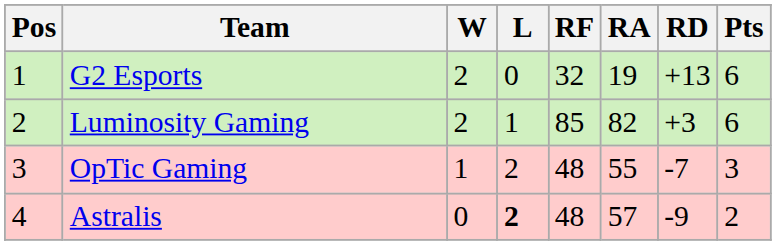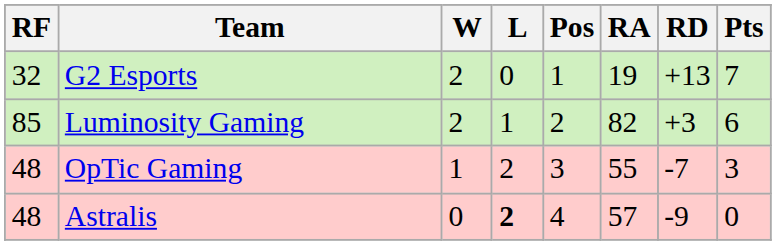columns swapped: (34, 27) <-> (574, 27)
(732, 74) 6 -> (732, 74) 7
(732, 215) 2 -> (732, 215) 0
